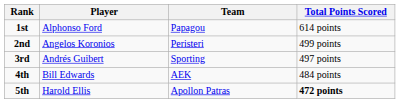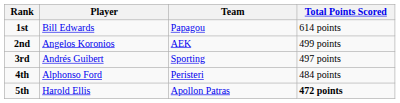(72, 28) Alphonso Ford -> (68, 28) Bill Edwards
(187, 43) Peristeri -> (181, 43) AEK
(68, 75) Bill Edwards -> (72, 75) Alphonso Ford
(181, 75) AEK -> (187, 75) Peristeri
